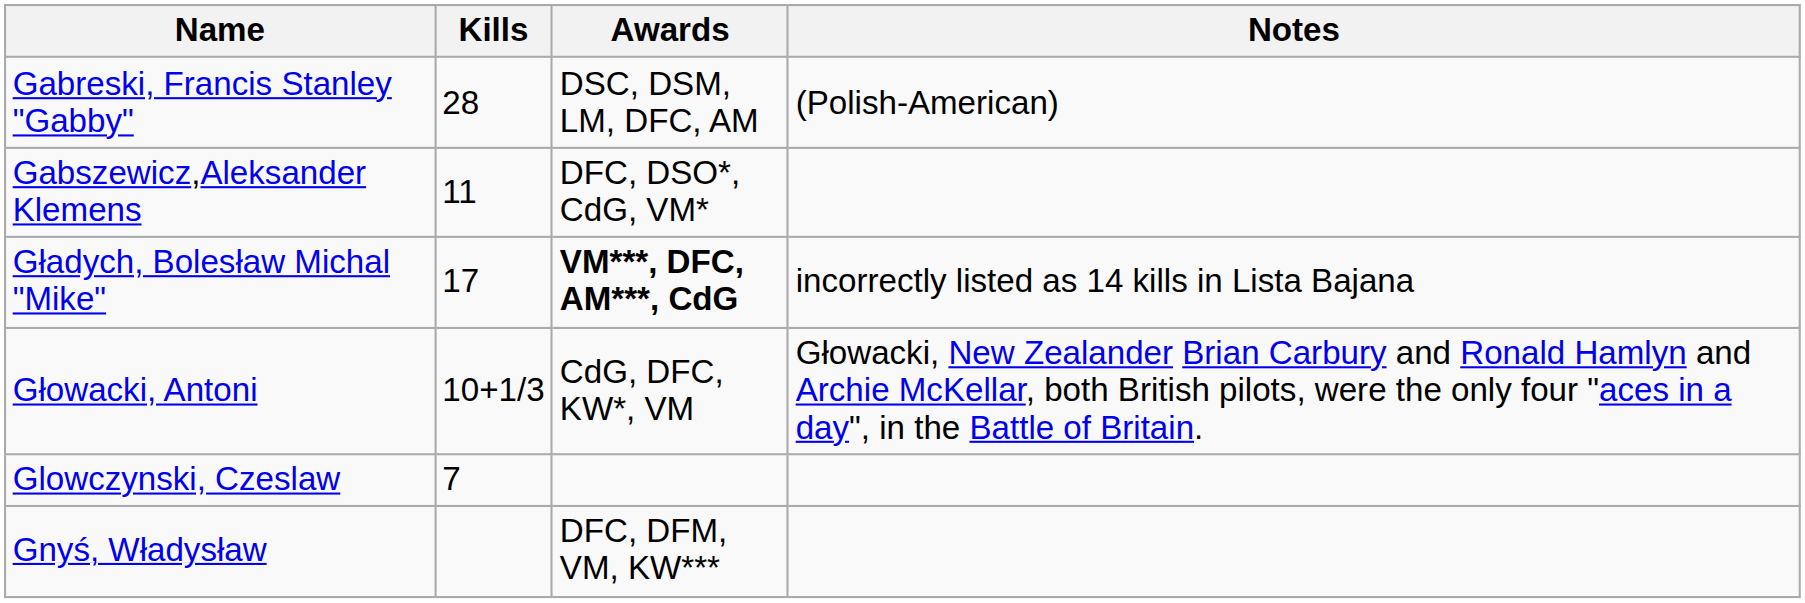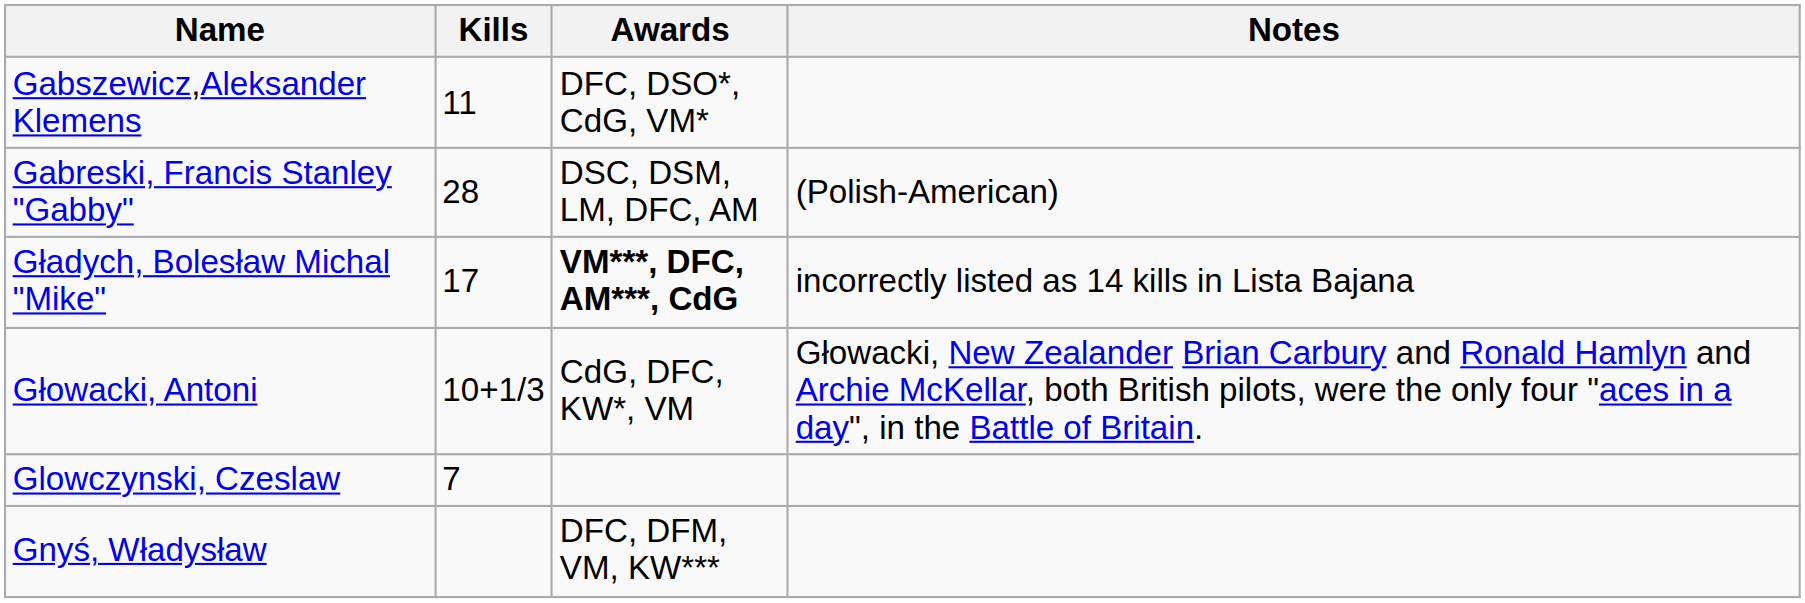rows swapped: (202, 101) <-> (189, 191)
